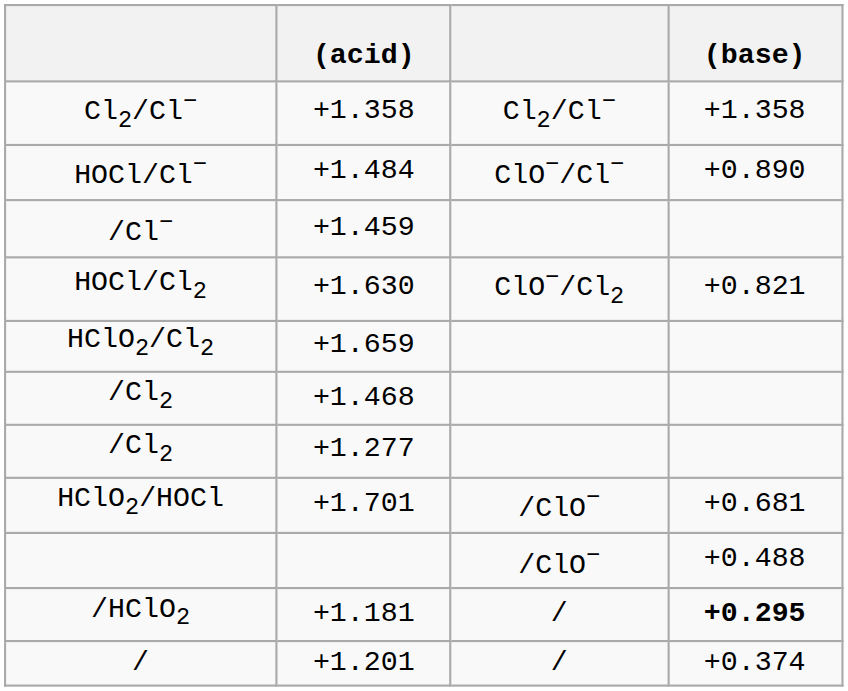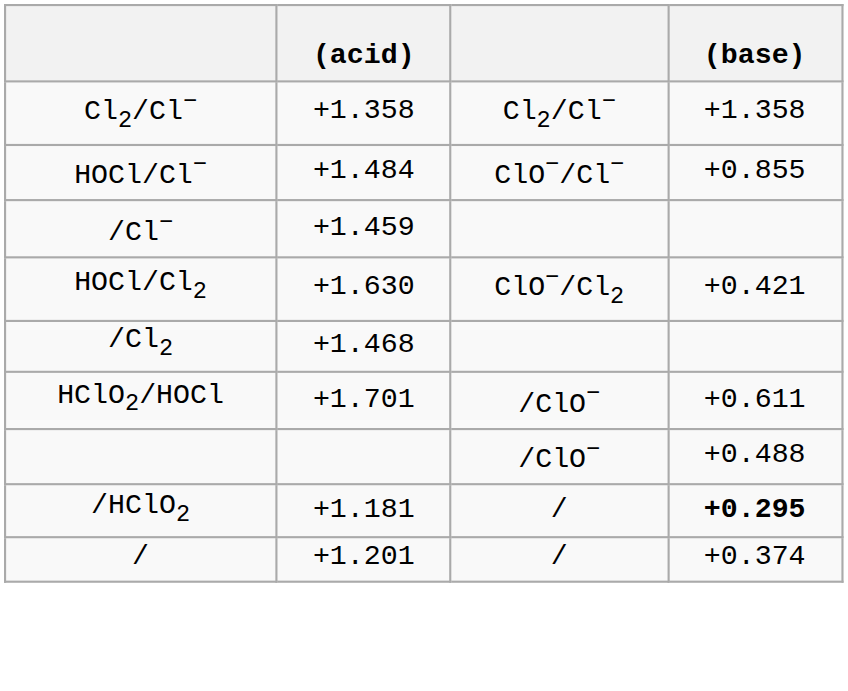(755, 171) +0.890 -> (755, 171) +0.855
(755, 287) +0.821 -> (755, 287) +0.421
- row: (141, 343)
- row: (141, 448)
(755, 503) +0.681 -> (755, 399) +0.611
